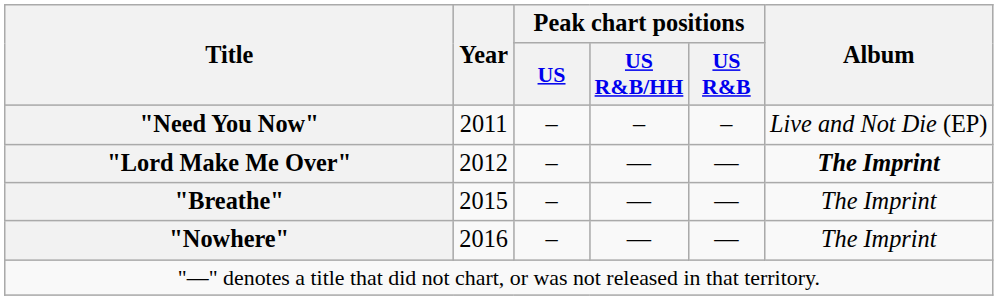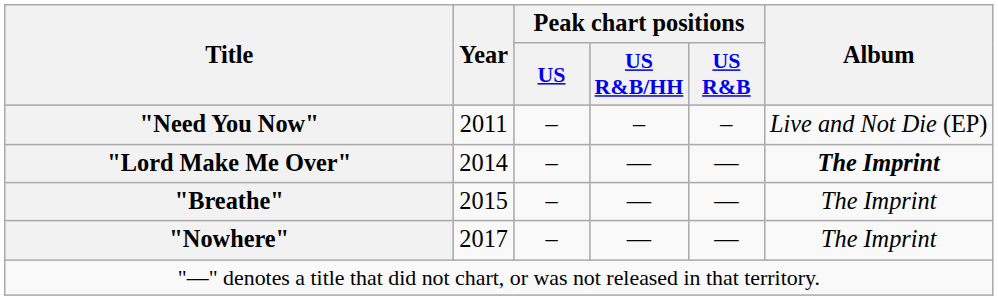(484, 162) 2012 -> (484, 162) 2014
(484, 240) 2016 -> (484, 240) 2017
